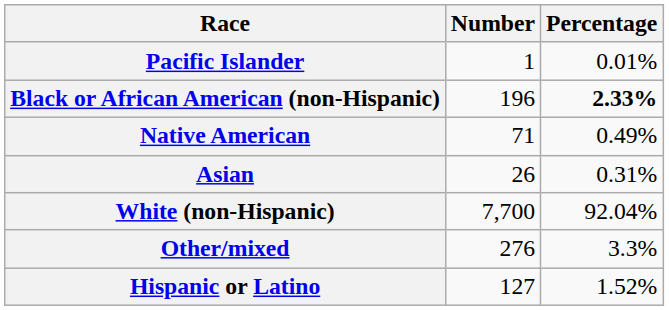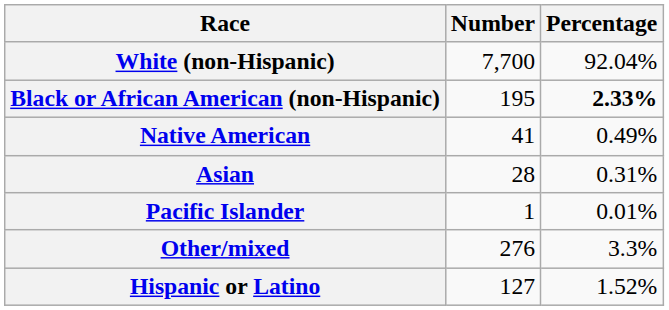rows swapped: (225, 211) <-> (225, 60)
(517, 98) 196 -> (517, 98) 195
(523, 135) 71 -> (523, 135) 41
(523, 173) 26 -> (523, 173) 28
